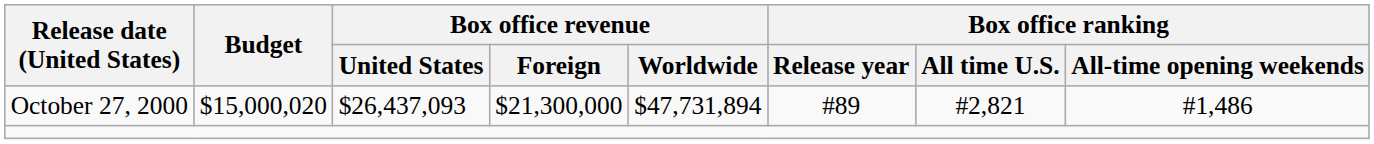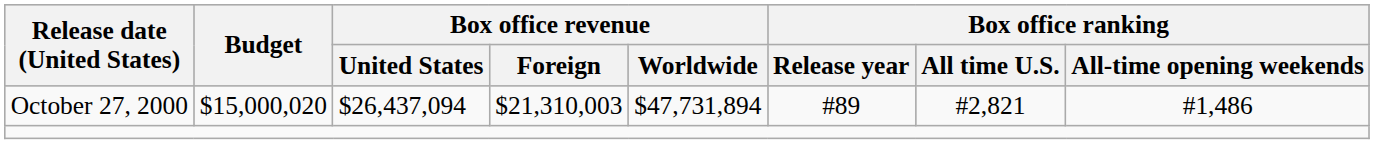(402, 105) $26,437,093 -> (402, 105) $26,437,094
(559, 105) $21,300,000 -> (559, 105) $21,310,003
